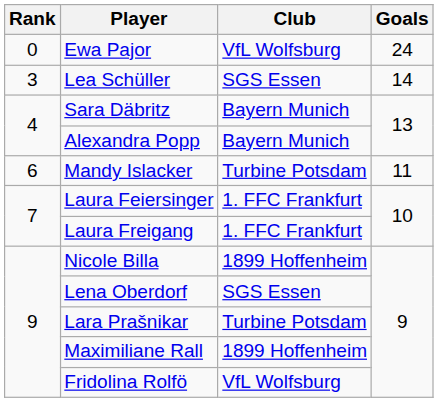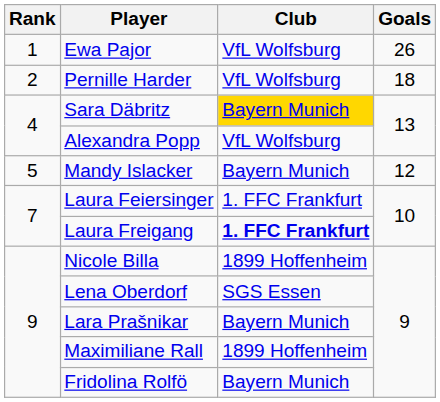(32, 49) 0 -> (32, 49) 1
(402, 49) 24 -> (405, 49) 26
+ row: (128, 79)
- row: (117, 79)
(286, 110) no background -> (286, 110) gold background
(286, 140) Bayern Munich -> (282, 140) VfL Wolfsburg
(32, 170) 6 -> (32, 170) 5
(294, 170) Turbine Potsdam -> (286, 170) Bayern Munich
(402, 170) 11 -> (405, 170) 12
(292, 230) normal -> (296, 230) bold
(294, 321) Turbine Potsdam -> (286, 321) Bayern Munich
(282, 381) VfL Wolfsburg -> (286, 381) Bayern Munich
